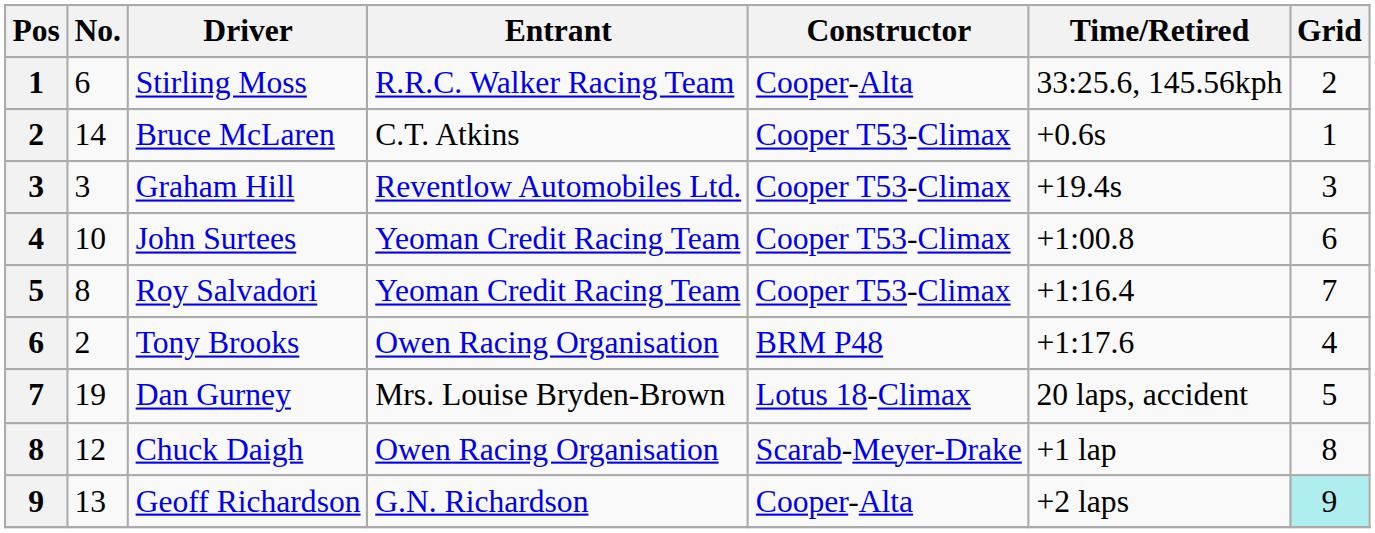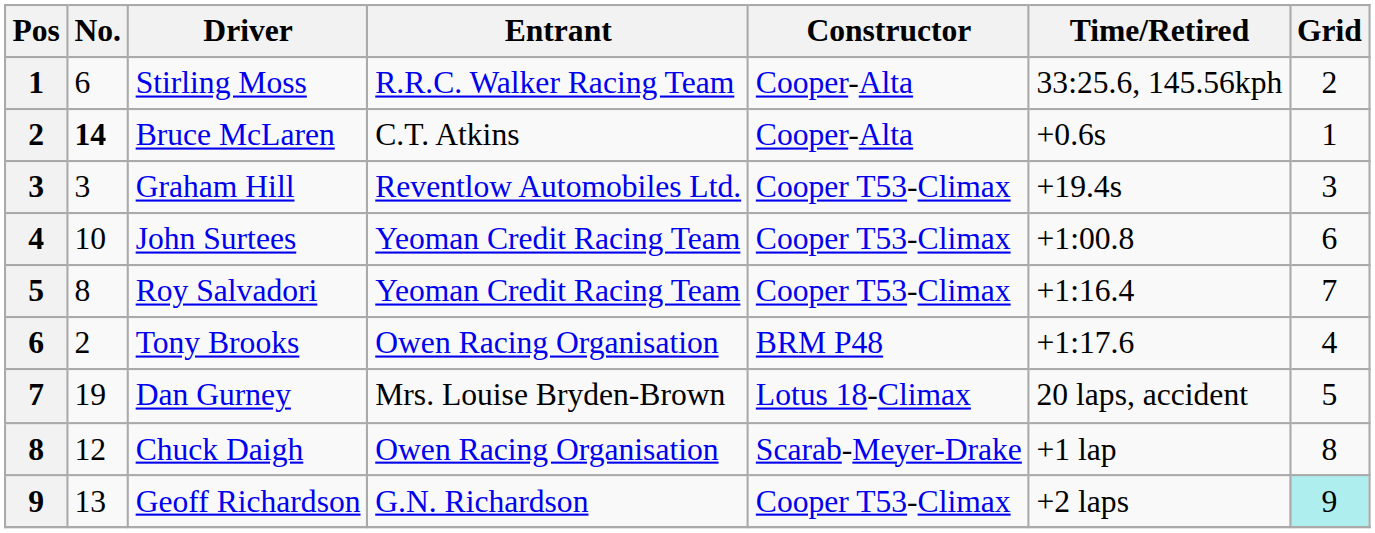(90, 135) normal -> (90, 135) bold
(883, 135) Cooper T53-Climax -> (835, 135) Cooper-Alta
(835, 499) Cooper-Alta -> (883, 499) Cooper T53-Climax
